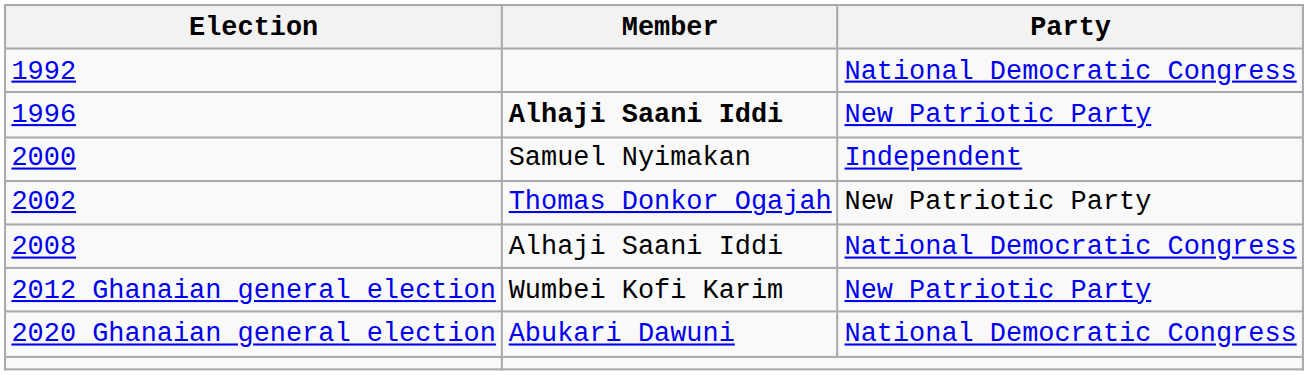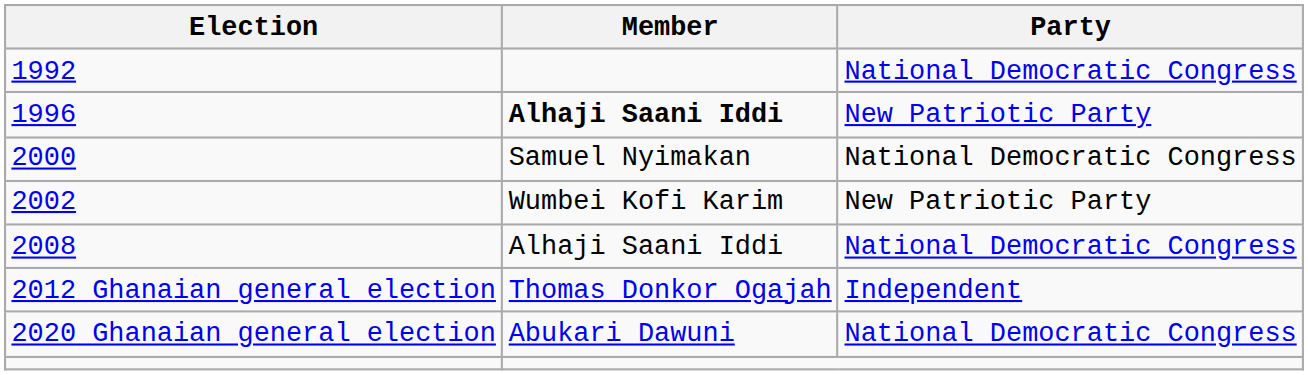(933, 159) Independent -> (1071, 159) National Democratic Congress
(670, 202) Thomas Donkor Ogajah -> (646, 202) Wumbei Kofi Karim
(646, 290) Wumbei Kofi Karim -> (670, 290) Thomas Donkor Ogajah
(998, 290) New Patriotic Party -> (933, 290) Independent
